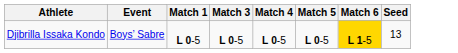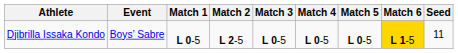+ column: (231, 13)
(396, 35) 13 -> (439, 35) 11
